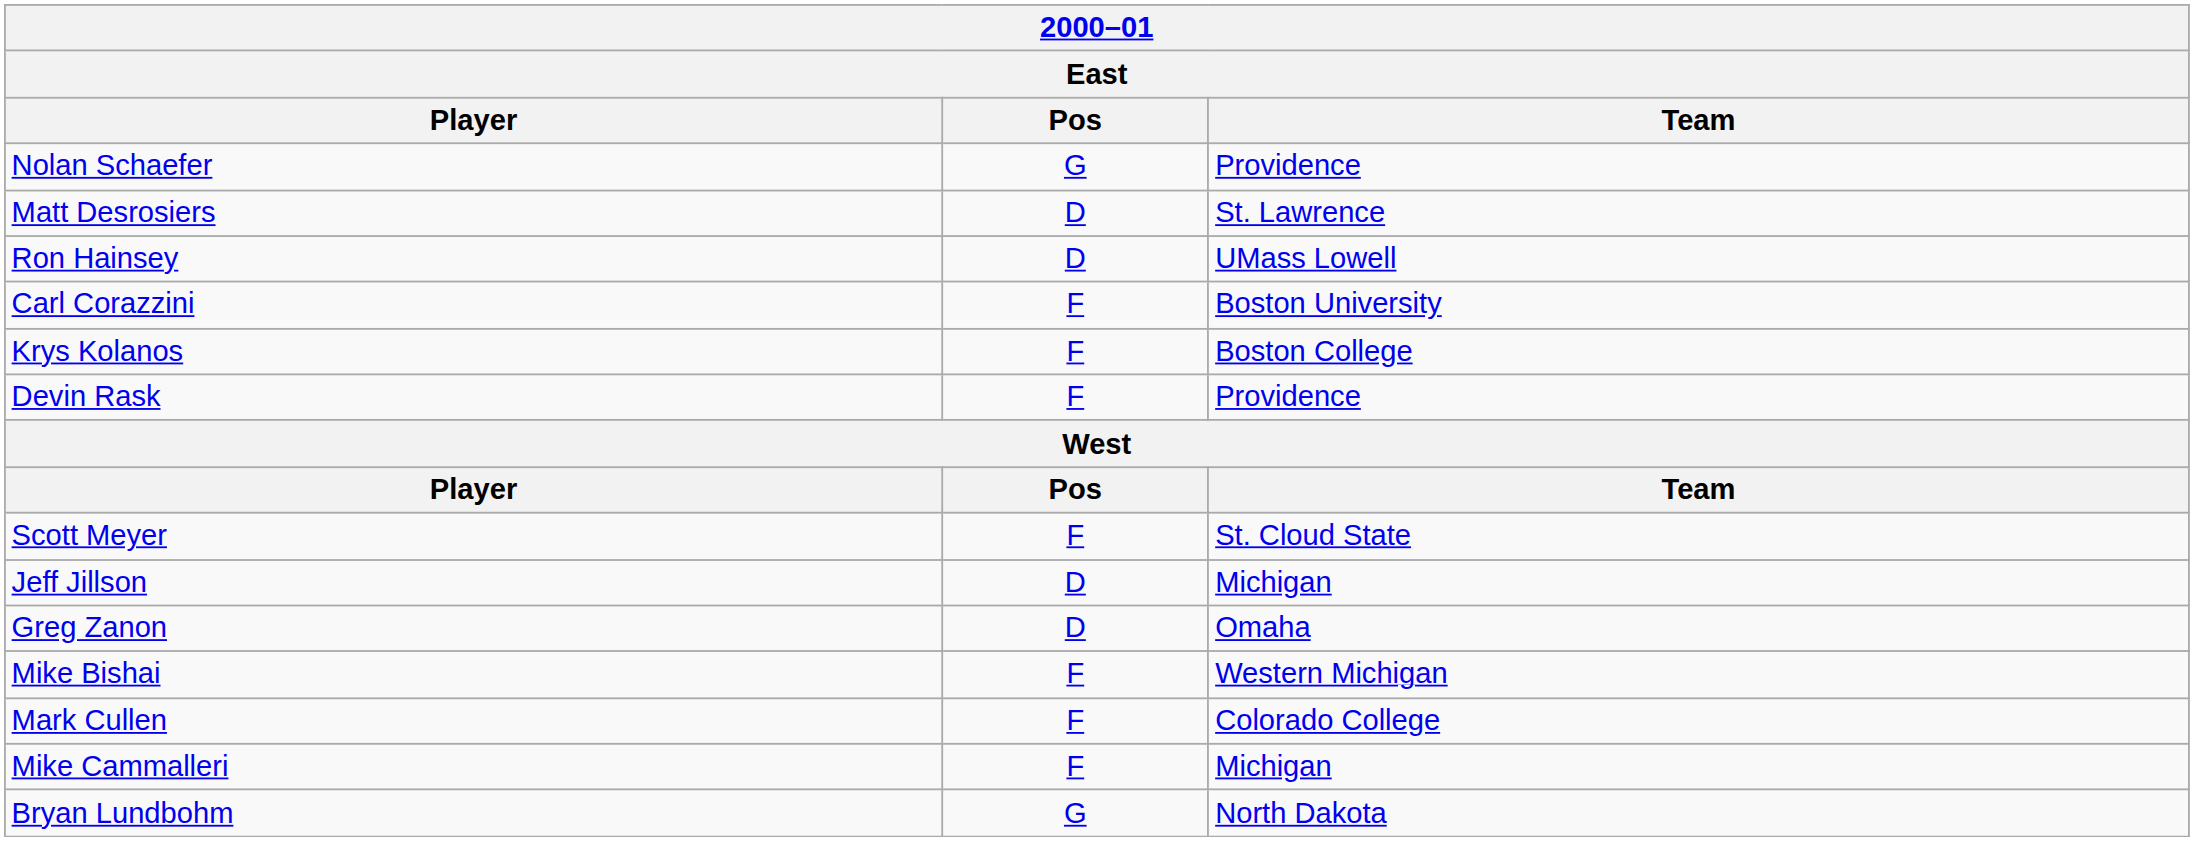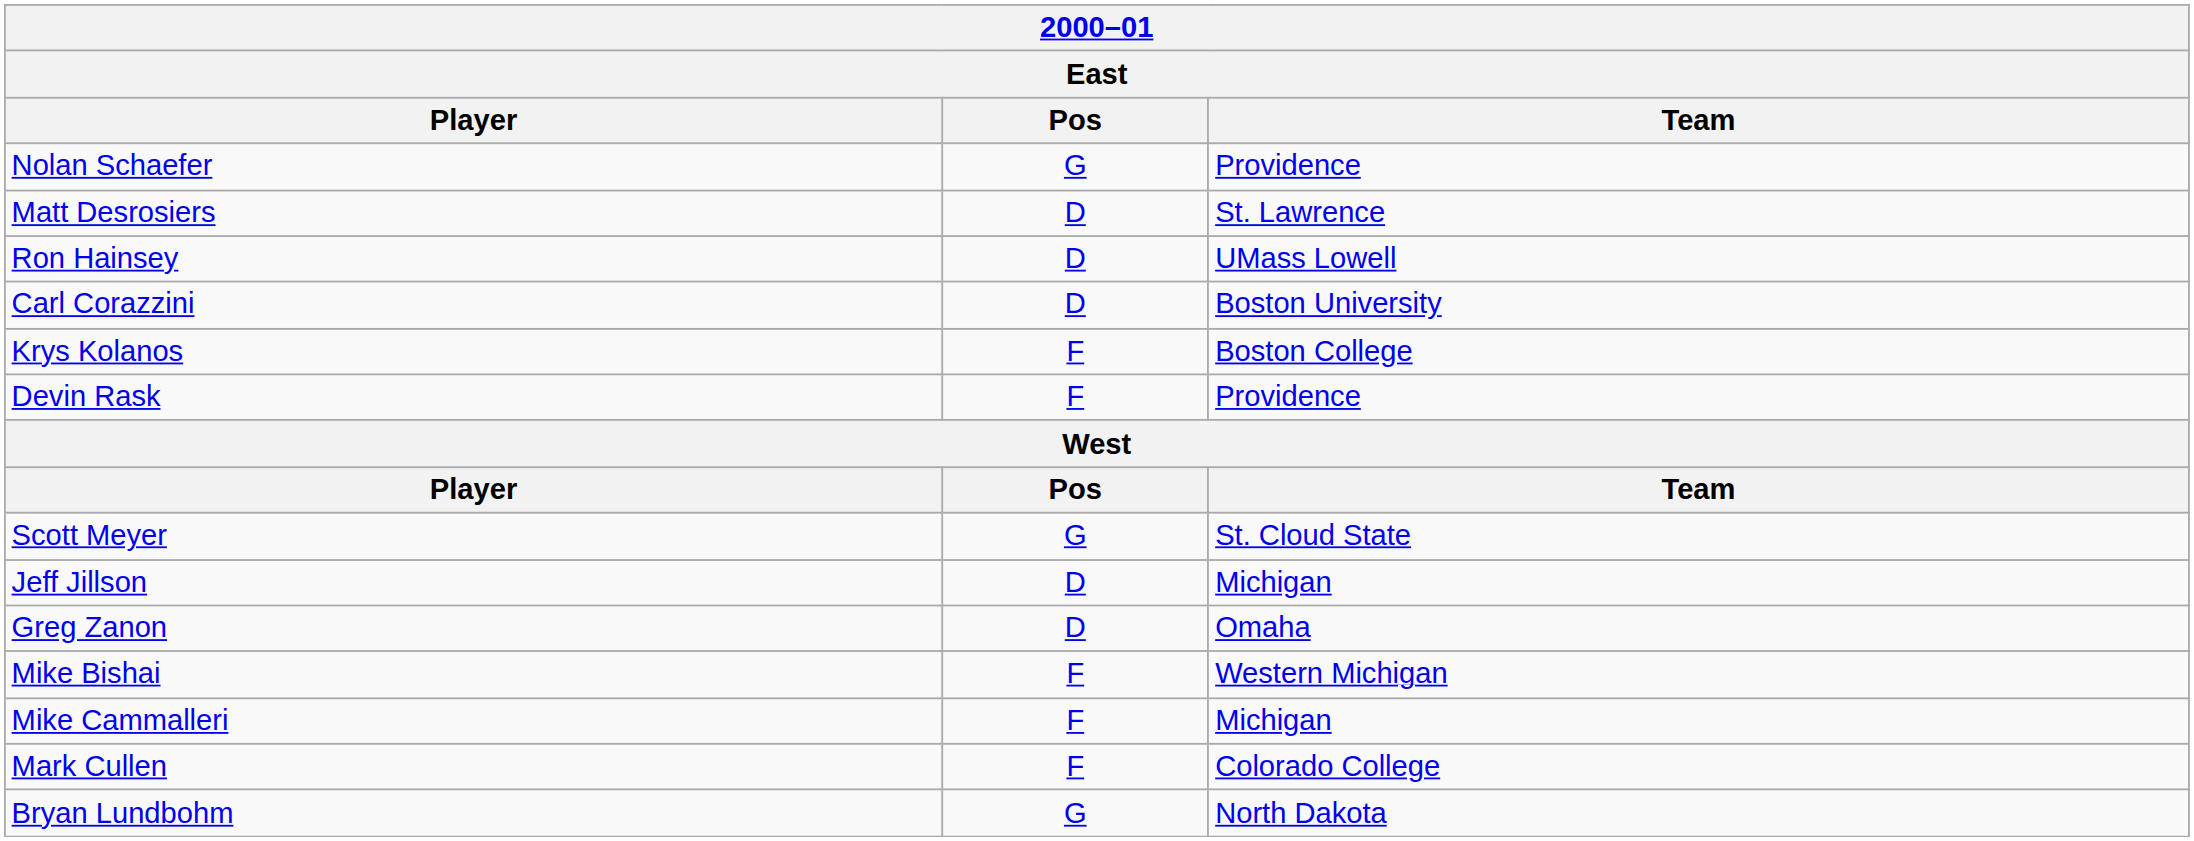(1075, 304) F -> (1075, 304) D
(1075, 535) F -> (1075, 535) G
rows swapped: (120, 766) <-> (89, 720)
